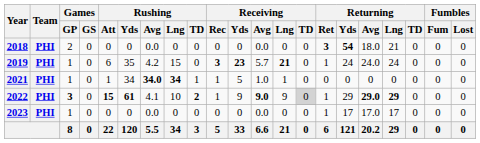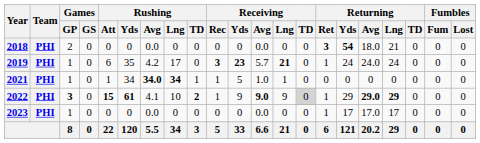(175, 63) 15 -> (175, 63) 17
